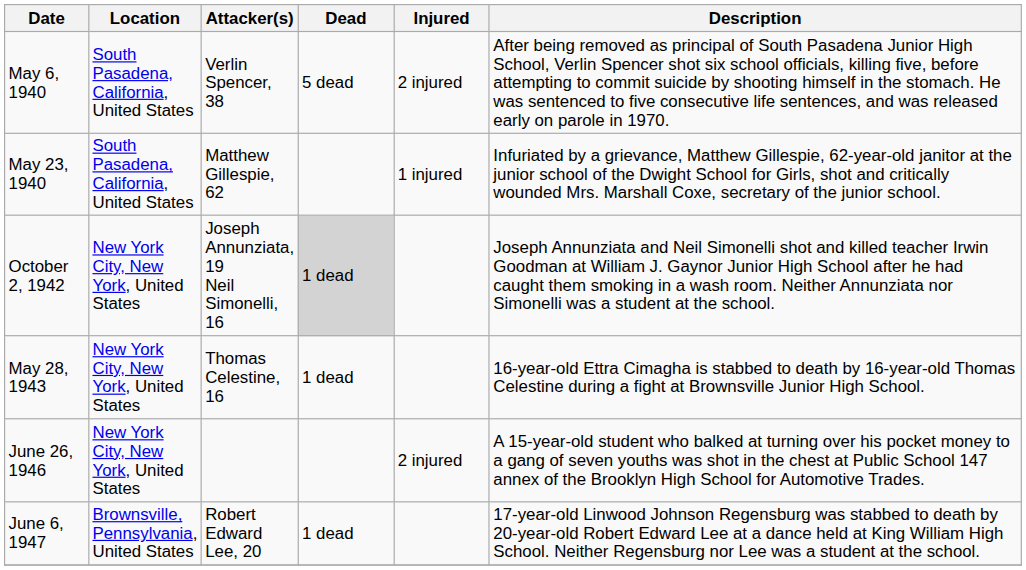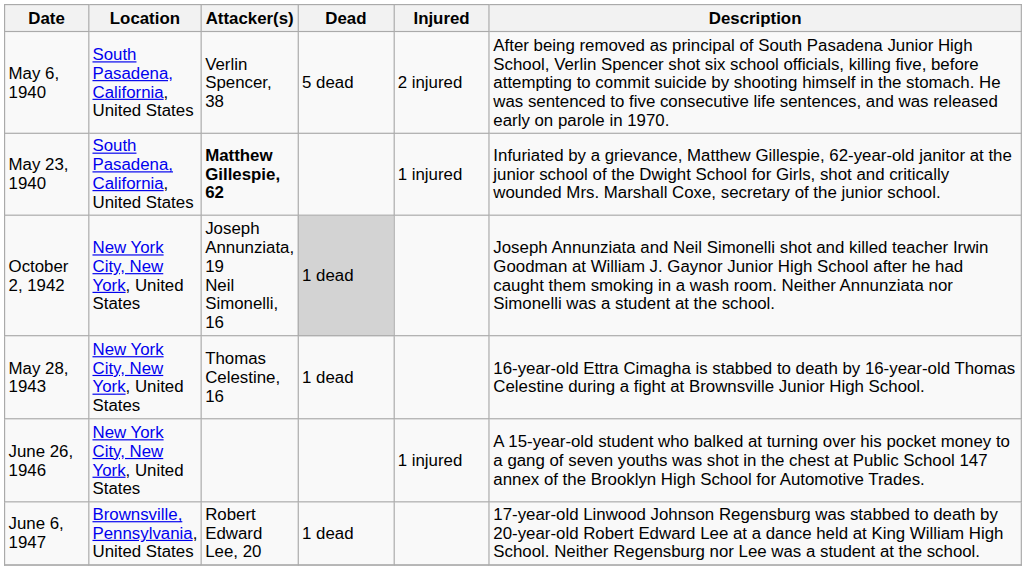(240, 174) normal -> (243, 174) bold
(430, 460) 2 injured -> (430, 460) 1 injured
